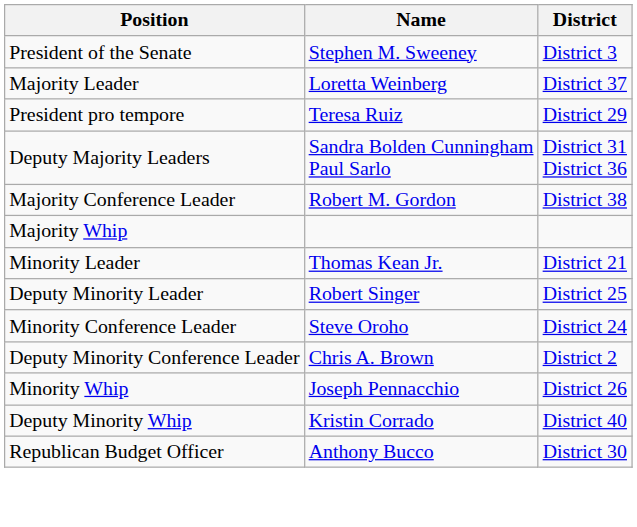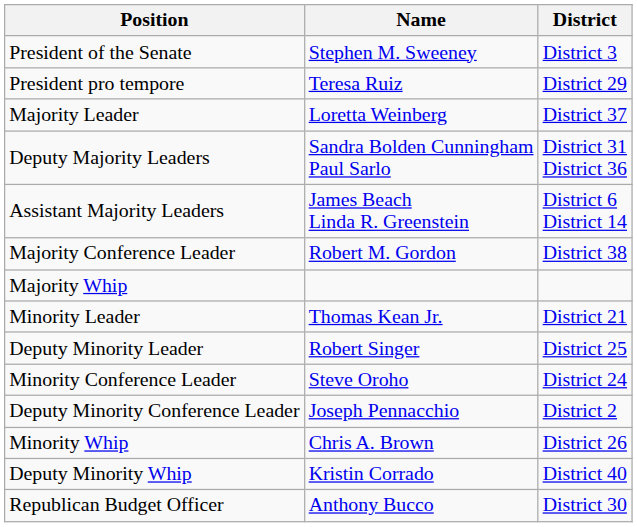rows swapped: (74, 83) <-> (97, 114)
+ row: (117, 211)
(371, 357) Chris A. Brown -> (384, 410) Joseph Pennacchio
(384, 388) Joseph Pennacchio -> (371, 442) Chris A. Brown
